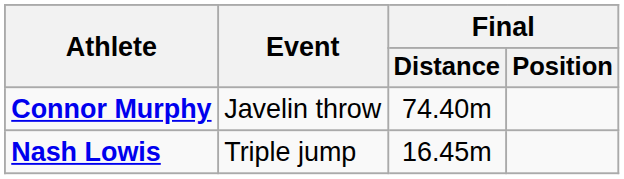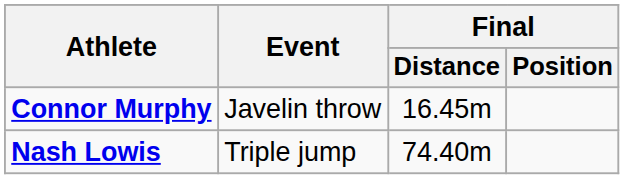(447, 109) 74.40m -> (447, 109) 16.45m
(447, 152) 16.45m -> (447, 152) 74.40m
